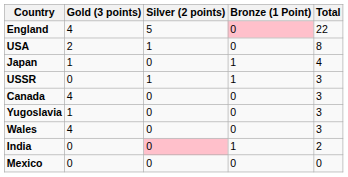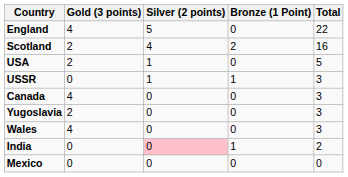(233, 29) pink background -> (233, 29) no background
+ row: (29, 46)
(319, 46) 8 -> (319, 63) 5
- row: (22, 63)
(70, 113) 1 -> (70, 113) 2
